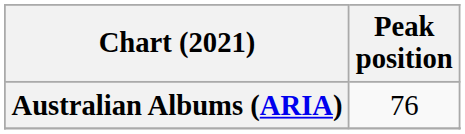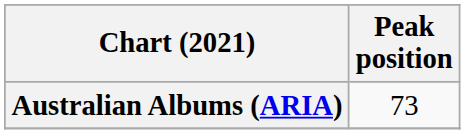(404, 104) 76 -> (404, 104) 73
